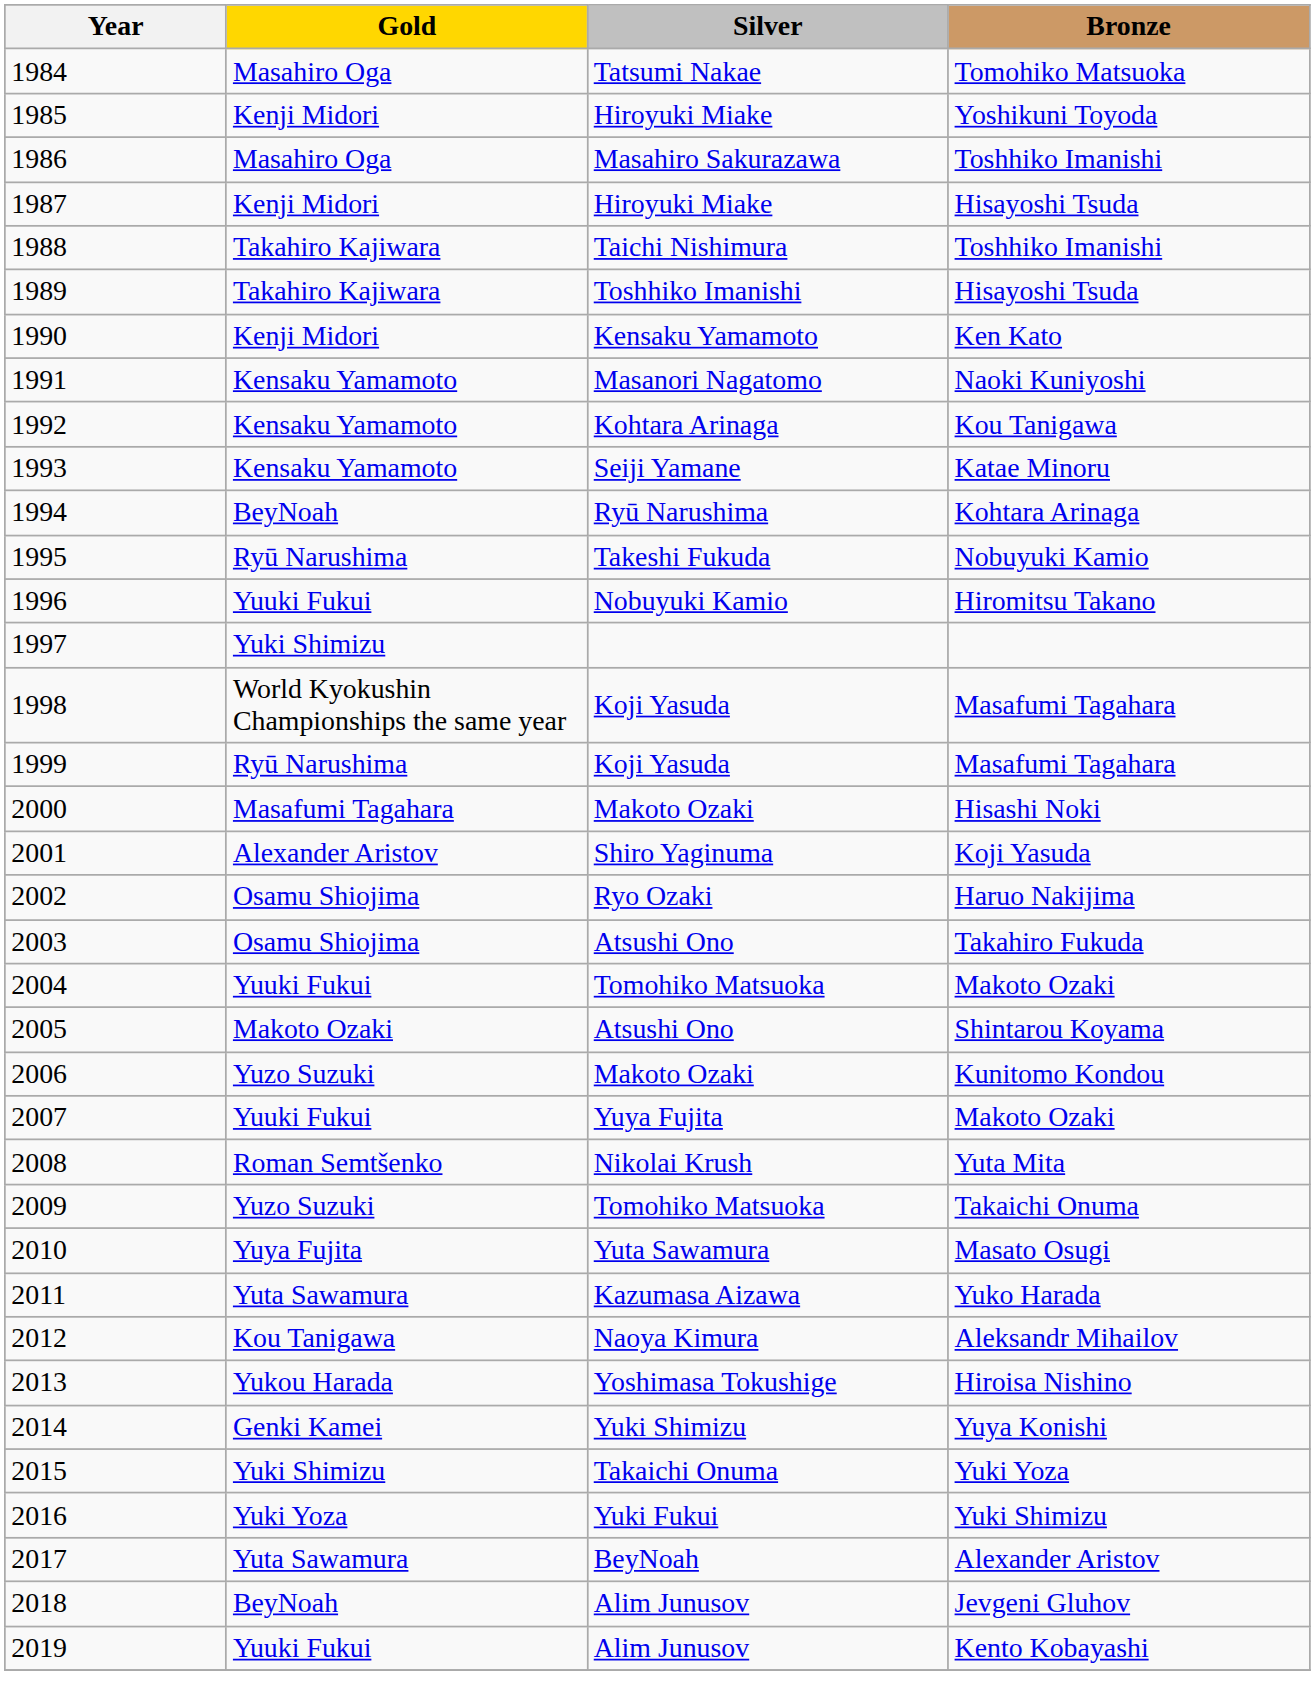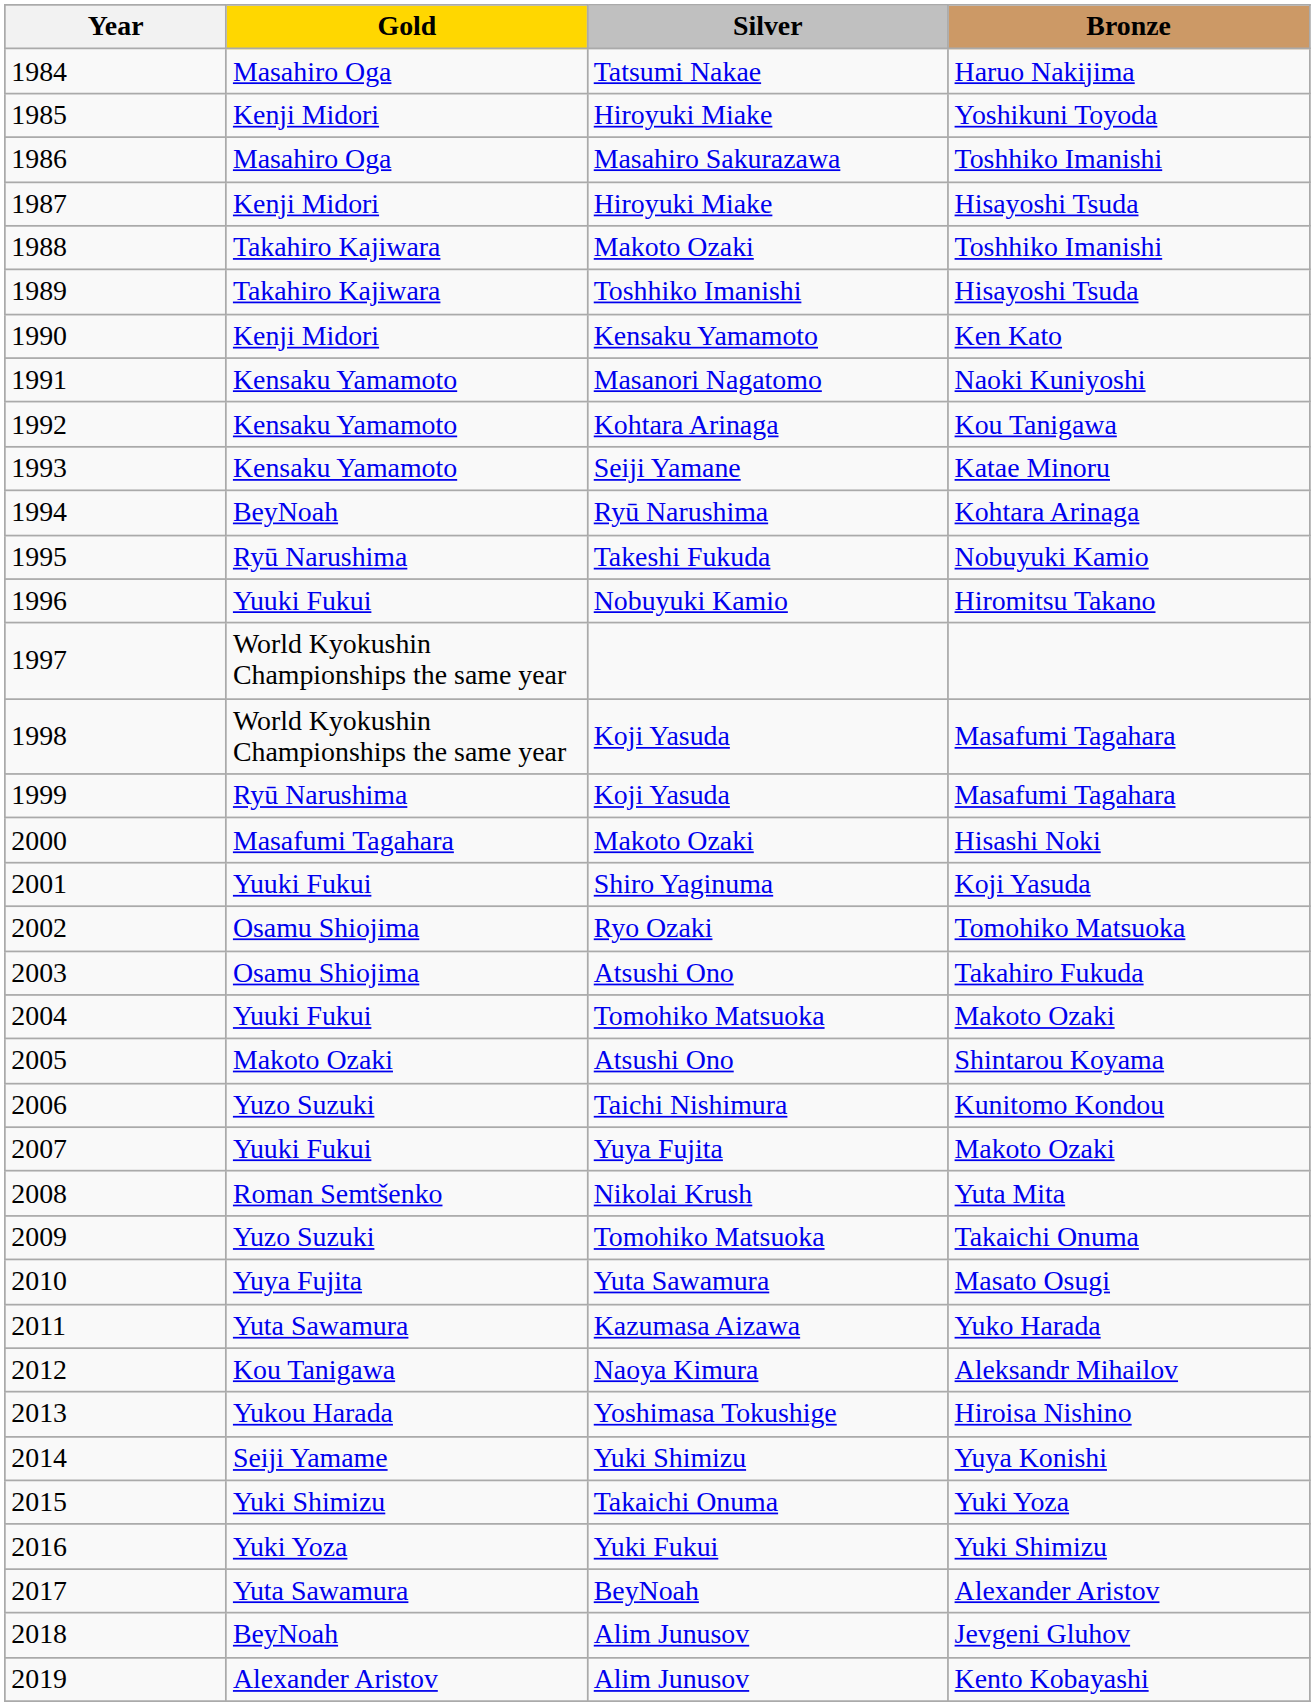(1070, 70) Tomohiko Matsuoka -> (1045, 70) Haruo Nakijima
(691, 247) Taichi Nishimura -> (674, 247) Makoto Ozaki
(309, 644) Yuki Shimizu -> (400, 660) World Kyokushin Championships the same year
(335, 852) Alexander Aristov -> (302, 883) Yuuki Fukui
(1045, 896) Haruo Nakijima -> (1070, 928) Tomohiko Matsuoka
(674, 1073) Makoto Ozaki -> (691, 1104) Taichi Nishimura
(308, 1426) Genki Kamei -> (310, 1457) Seiji Yamame
(302, 1647) Yuuki Fukui -> (335, 1678) Alexander Aristov
